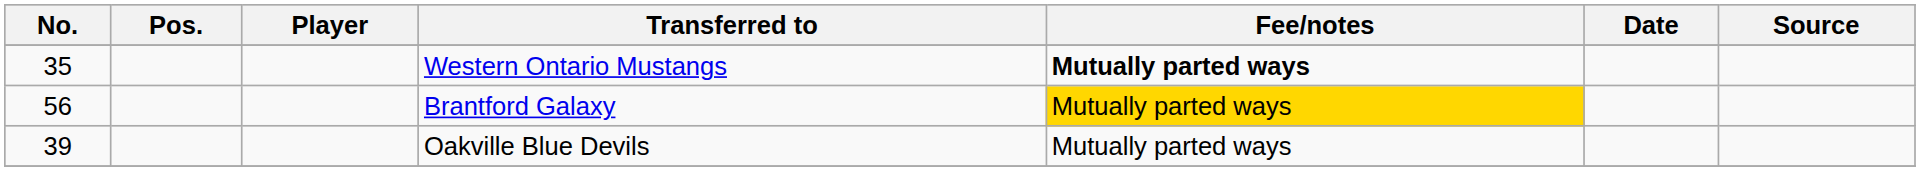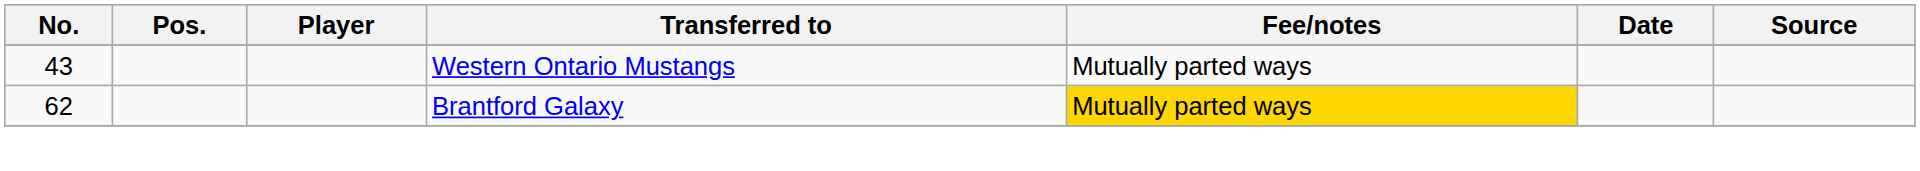(58, 66) 35 -> (59, 66) 43
(1181, 66) bold -> (1192, 66) normal
(58, 106) 56 -> (59, 106) 62
- row: (537, 147)
